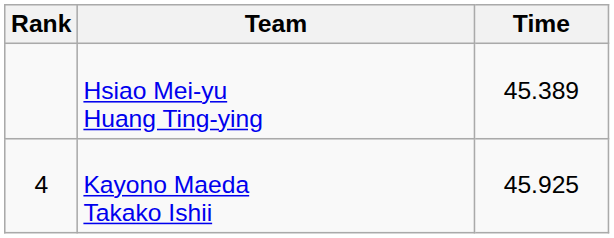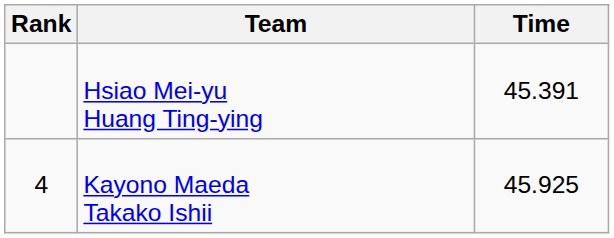(541, 90) 45.389 -> (541, 90) 45.391
